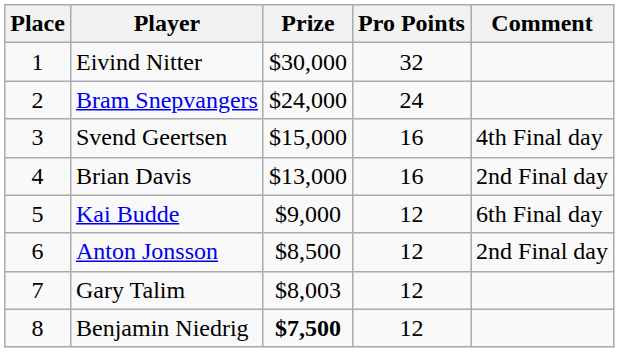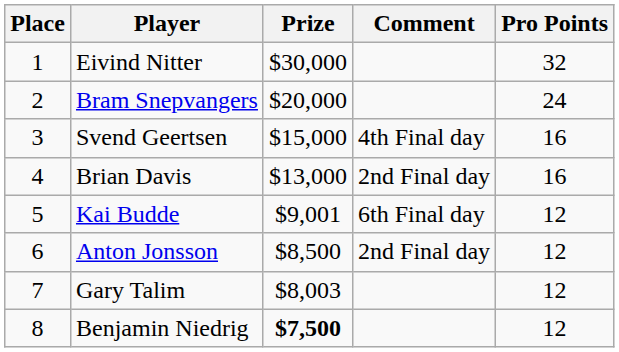columns swapped: (412, 23) <-> (542, 23)
(308, 99) $24,000 -> (308, 99) $20,000
(308, 213) $9,000 -> (308, 213) $9,001
